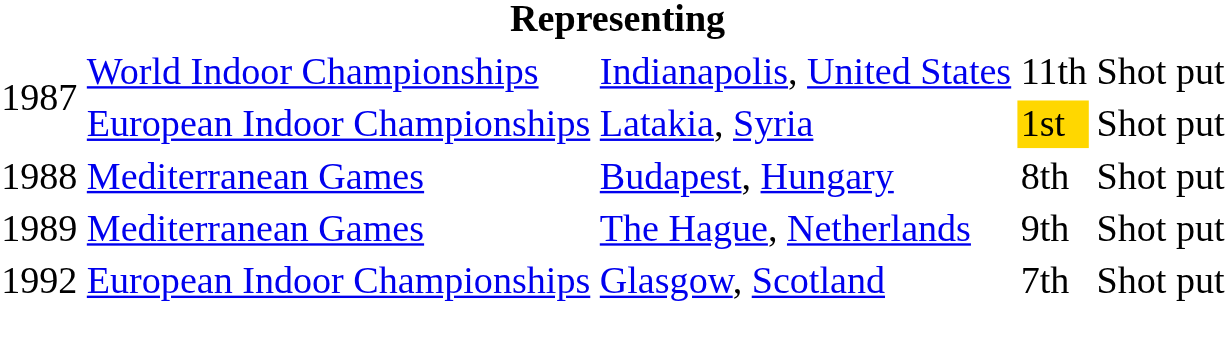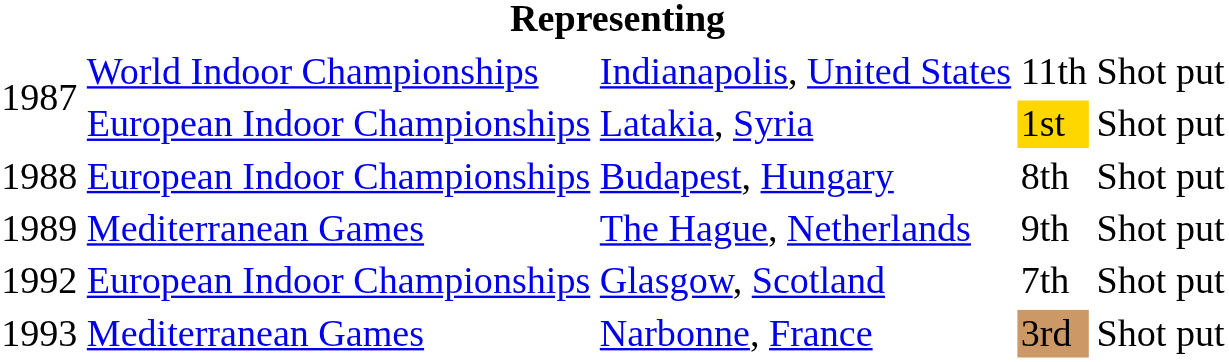(255, 175) Mediterranean Games -> (339, 175) European Indoor Championships
+ row: (736, 333)
